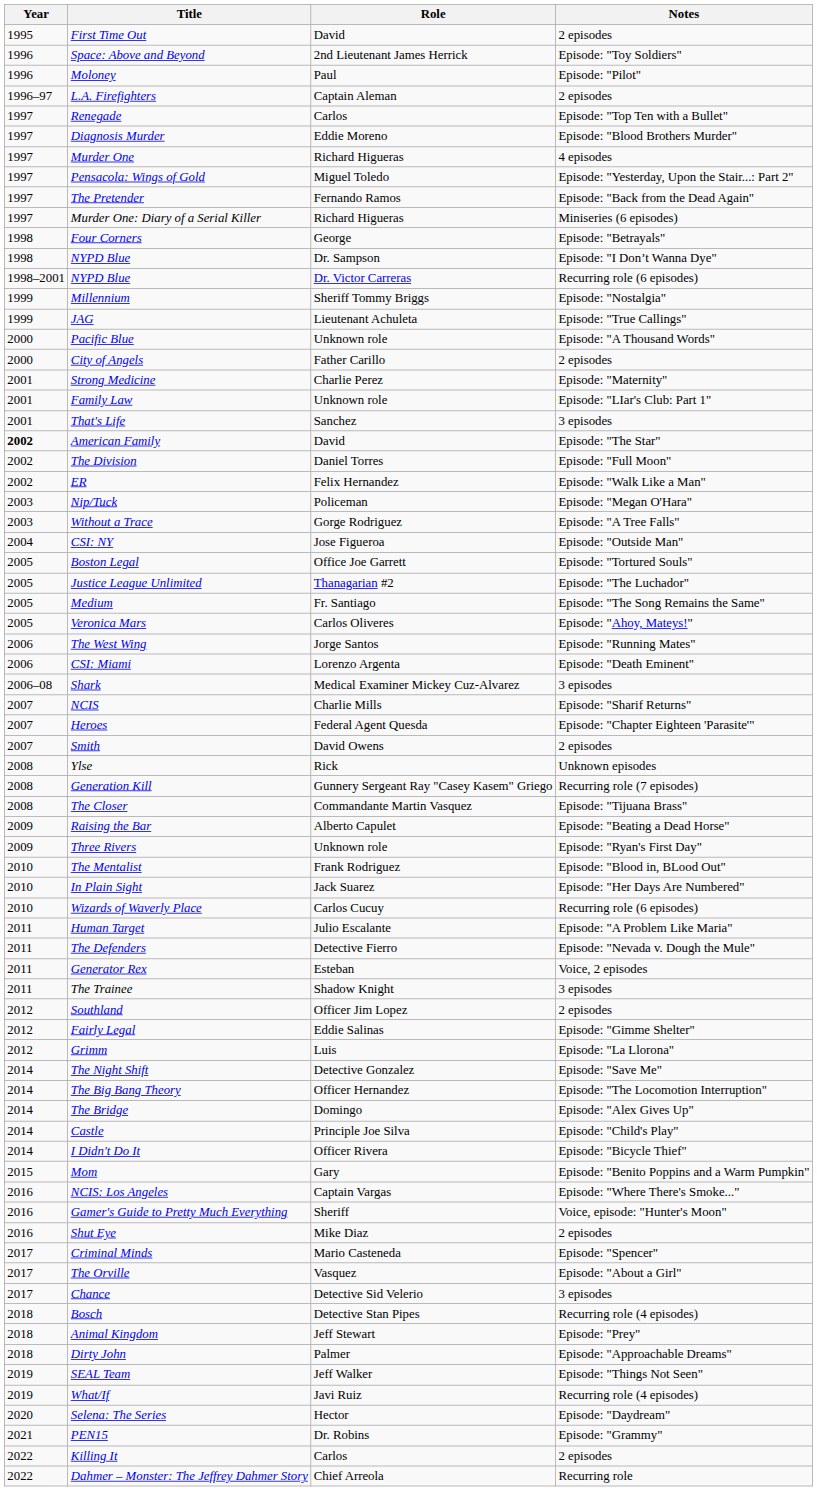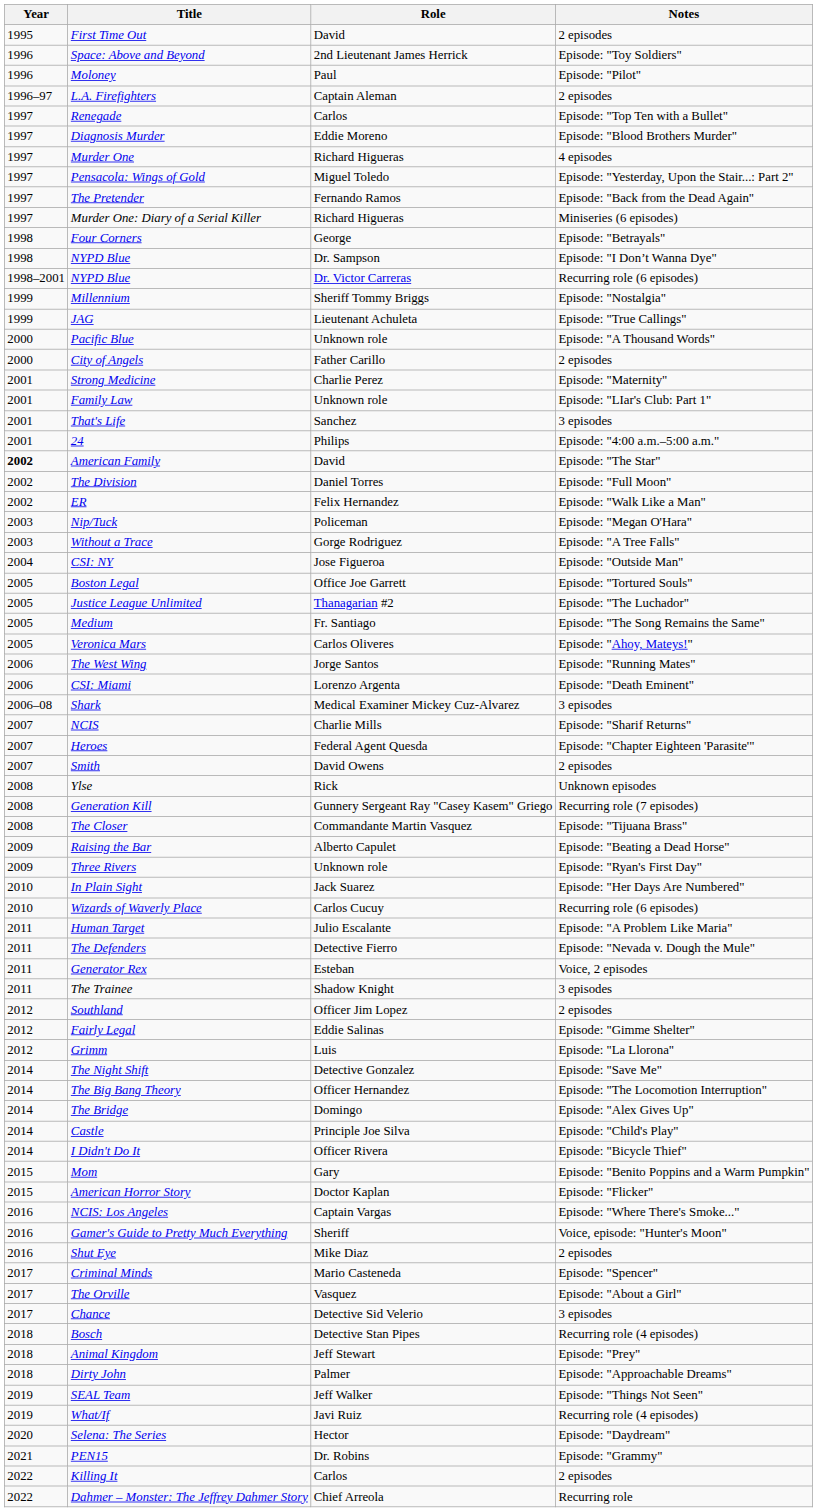+ row: (77, 440)
- row: (106, 867)
+ row: (131, 1192)
